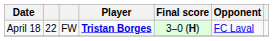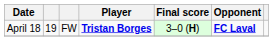(51, 28) 22 -> (51, 28) 19
(234, 28) normal -> (235, 28) bold
